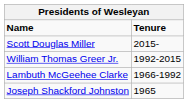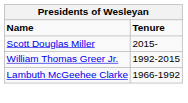- row: (68, 91)
